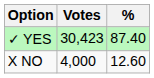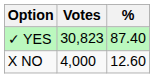(82, 38) 30,423 -> (82, 38) 30,823
